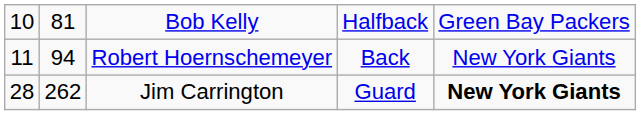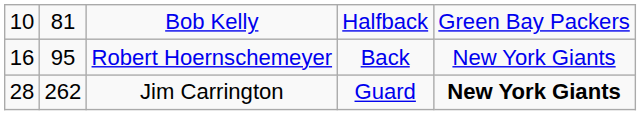(22, 57) 11 -> (22, 57) 16
(63, 57) 94 -> (63, 57) 95
